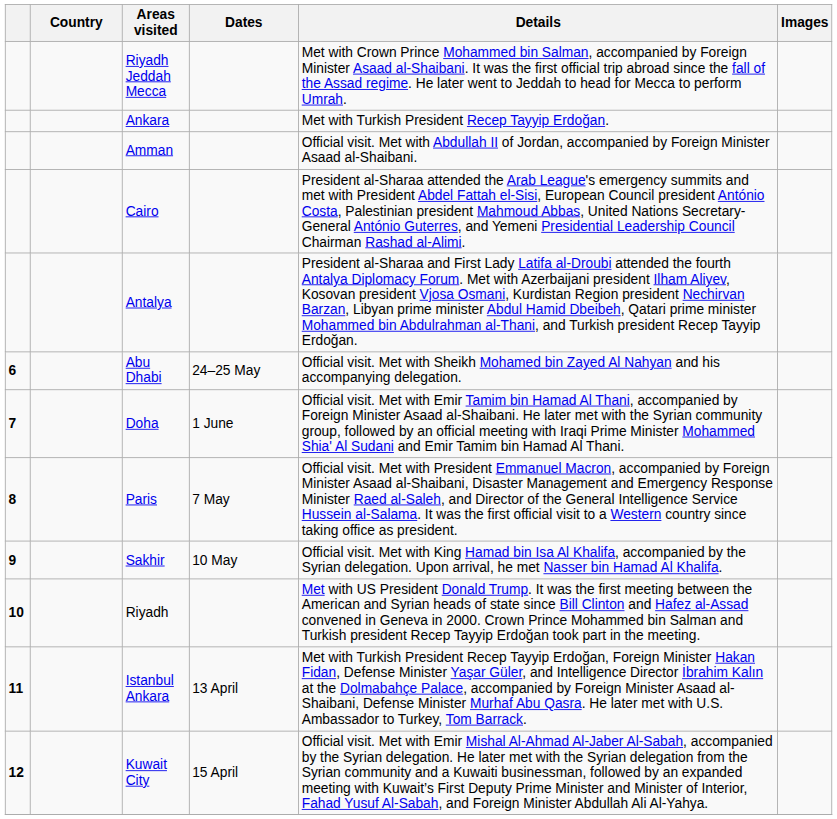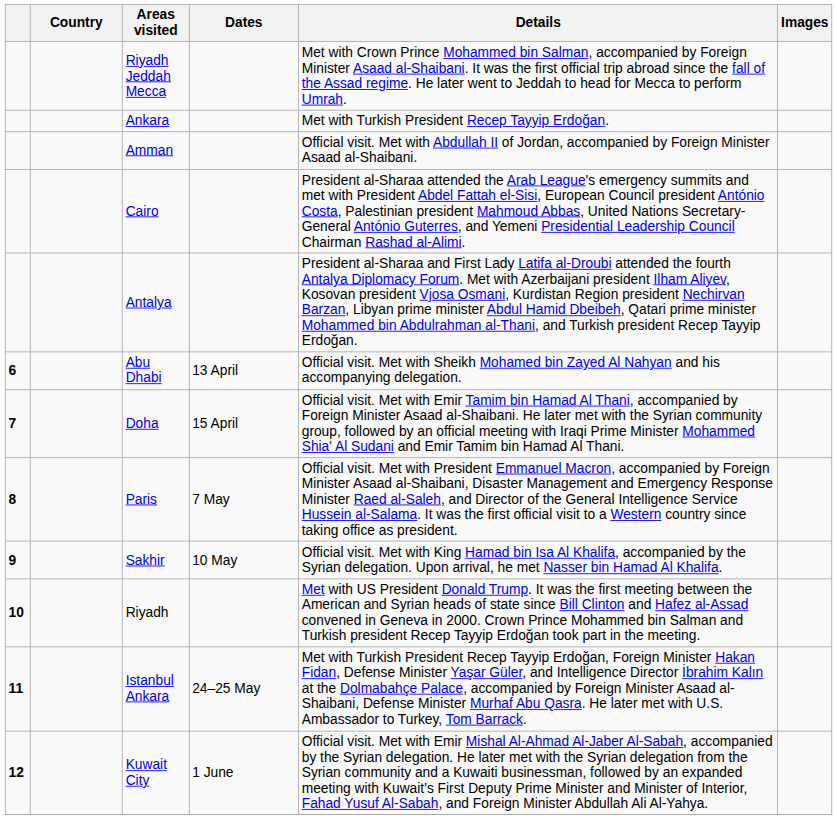(226, 370) 24–25 May -> (215, 370) 13 April
(213, 423) 1 June -> (215, 423) 15 April
(215, 688) 13 April -> (226, 688) 24–25 May
(215, 772) 15 April -> (213, 772) 1 June
